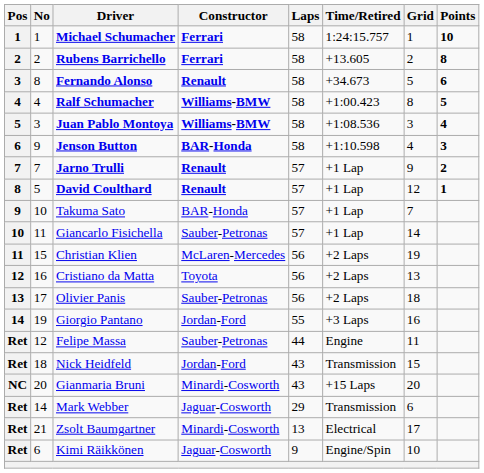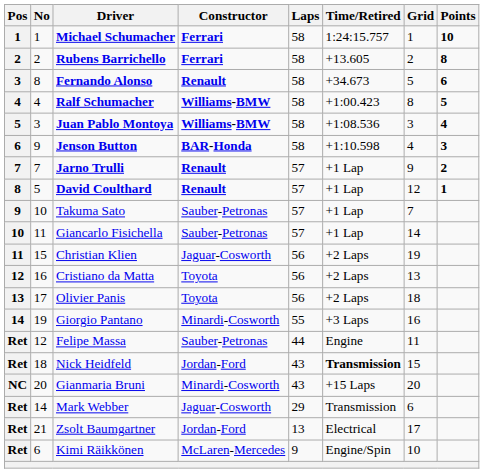(215, 210) BAR-Honda -> (224, 210) Sauber-Petronas
(233, 254) McLaren-Mercedes -> (226, 254) Jaguar-Cosworth
(224, 297) Sauber-Petronas -> (199, 297) Toyota
(214, 319) Jordan-Ford -> (230, 319) Minardi-Cosworth
(361, 363) normal -> (363, 363) bold
(230, 428) Minardi-Cosworth -> (214, 428) Jordan-Ford
(226, 450) Jaguar-Cosworth -> (233, 450) McLaren-Mercedes
